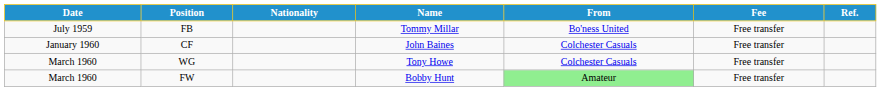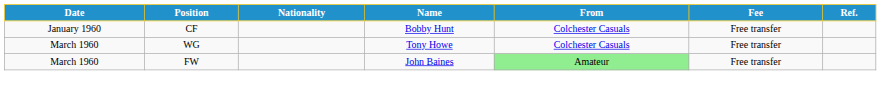- row: (187, 29)
(430, 45) John Baines -> (429, 29) Bobby Hunt
(430, 78) Bobby Hunt -> (429, 62) John Baines
